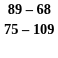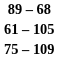+ row: (29, 29)
